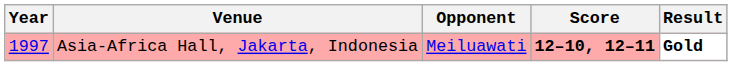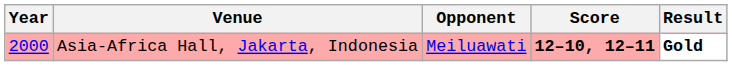(29, 47) 1997 -> (29, 47) 2000
